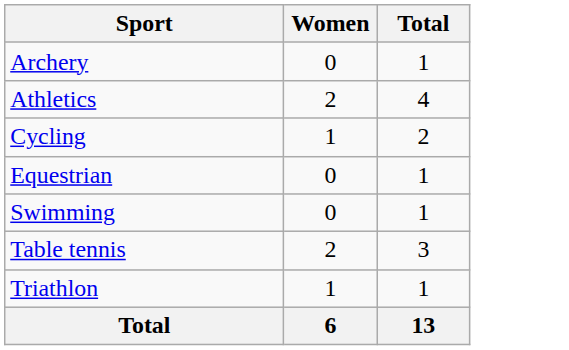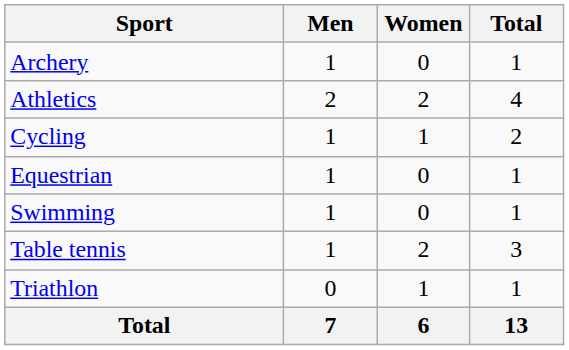+ column: (330, 23)
